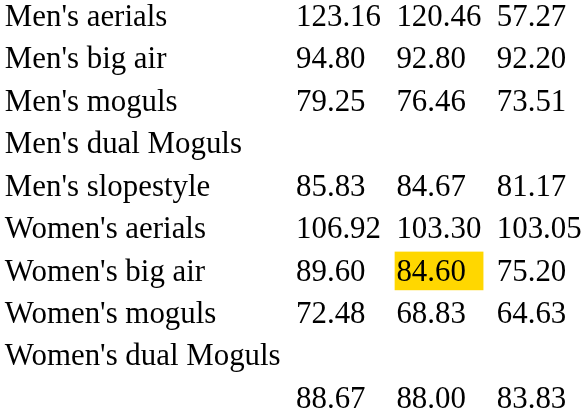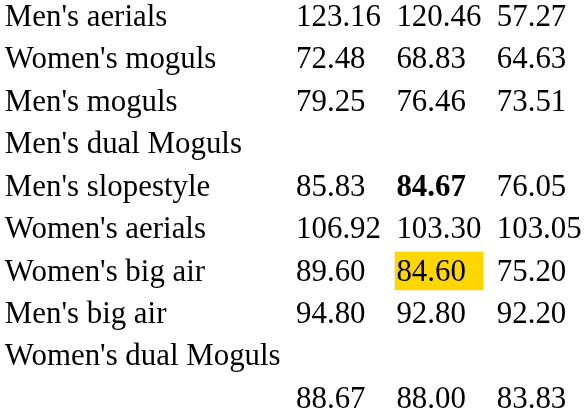rows swapped: (86, 58) <-> (111, 312)
(431, 185) normal -> (431, 185) bold
(532, 185) 81.17 -> (532, 185) 76.05
